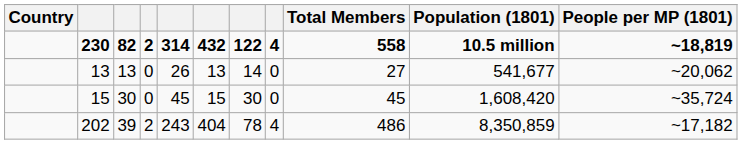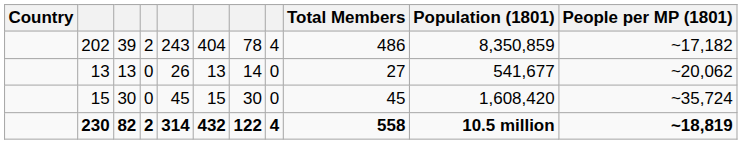rows swapped: (95, 125) <-> (95, 44)
